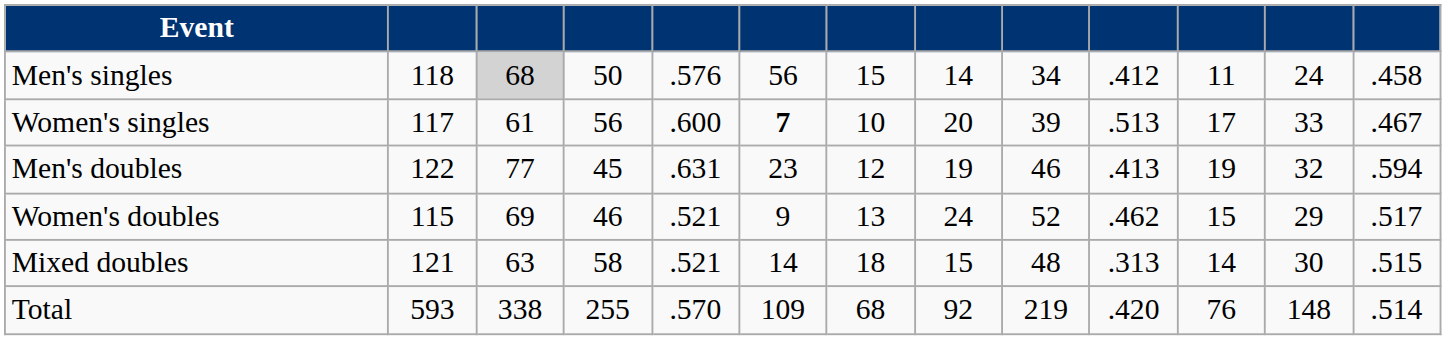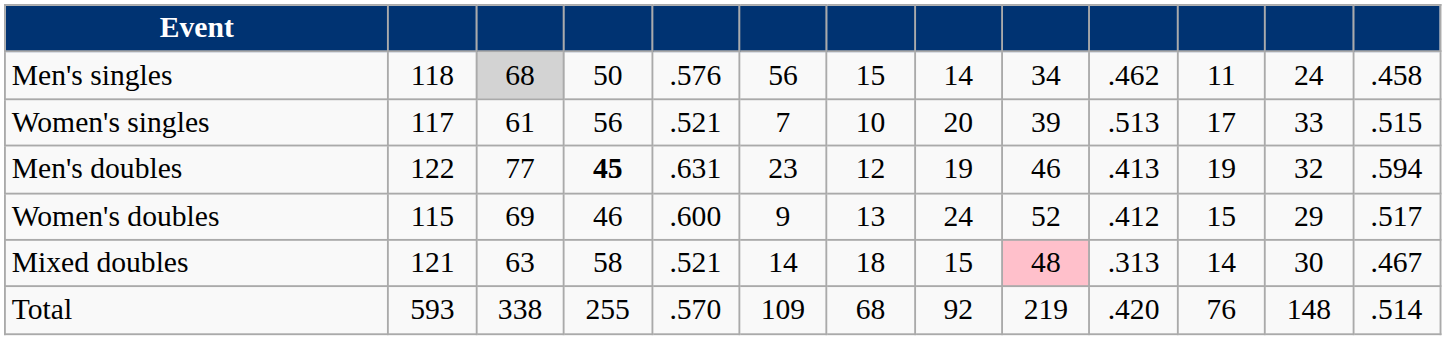(1134, 74) .412 -> (1134, 74) .462
(695, 121) .600 -> (695, 121) .521
(783, 121) bold -> (783, 121) normal
(1396, 121) .467 -> (1396, 121) .515
(608, 168) normal -> (608, 168) bold
(695, 215) .521 -> (695, 215) .600
(1134, 215) .462 -> (1134, 215) .412
(1046, 262) no background -> (1046, 262) pink background
(1396, 262) .515 -> (1396, 262) .467
